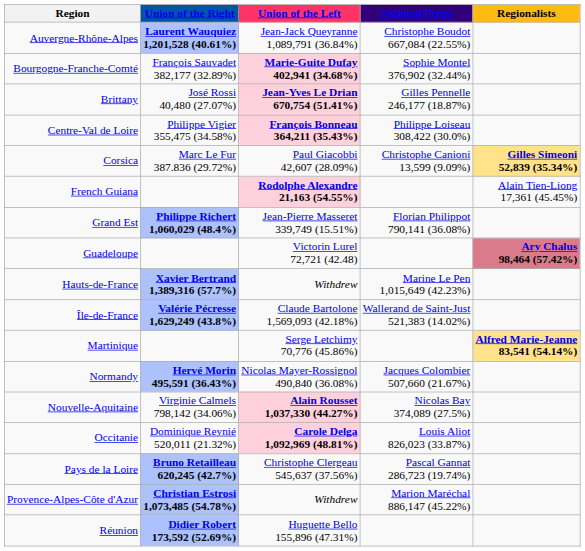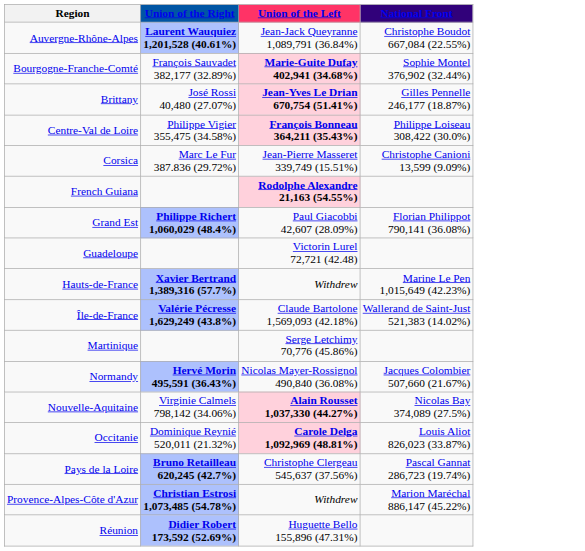- column: (526, 13)
(319, 161) Paul Giacobbi 42,607 (28.09%) -> (310, 161) Jean-Pierre Masseret 339,749 (15.51%)
(310, 222) Jean-Pierre Masseret 339,749 (15.51%) -> (319, 222) Paul Giacobbi 42,607 (28.09%)
